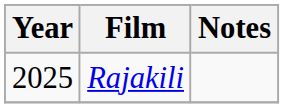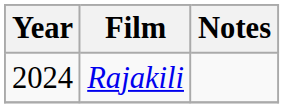(43, 77) 2025 -> (43, 77) 2024
